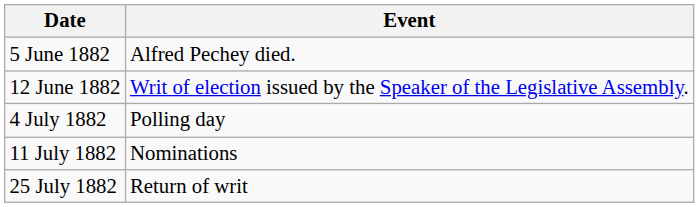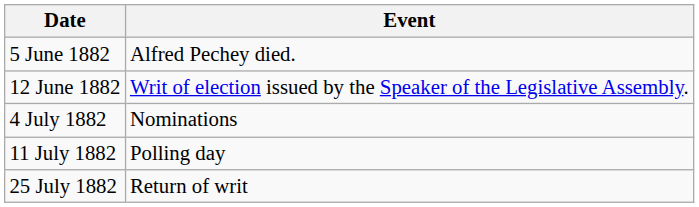(178, 119) Polling day -> (184, 119) Nominations
(184, 152) Nominations -> (178, 152) Polling day
